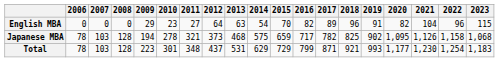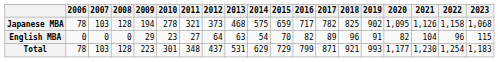rows swapped: (35, 37) <-> (35, 24)
